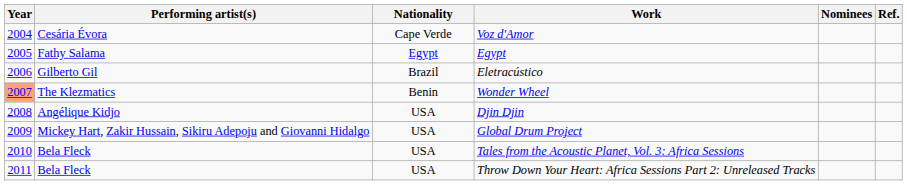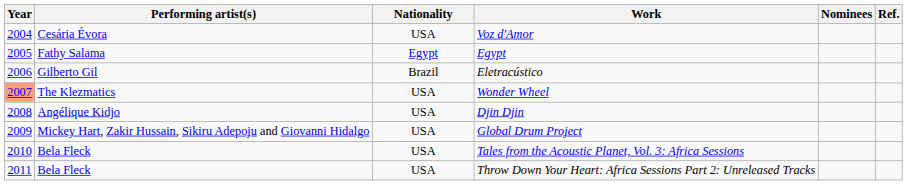(423, 33) Cape Verde -> (423, 33) USA
(423, 92) Benin -> (423, 92) USA
